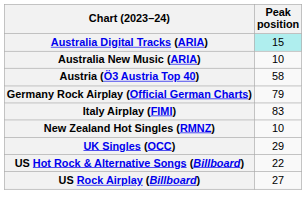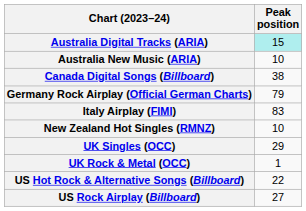- row: (129, 77)
+ row: (129, 77)
+ row: (129, 163)
